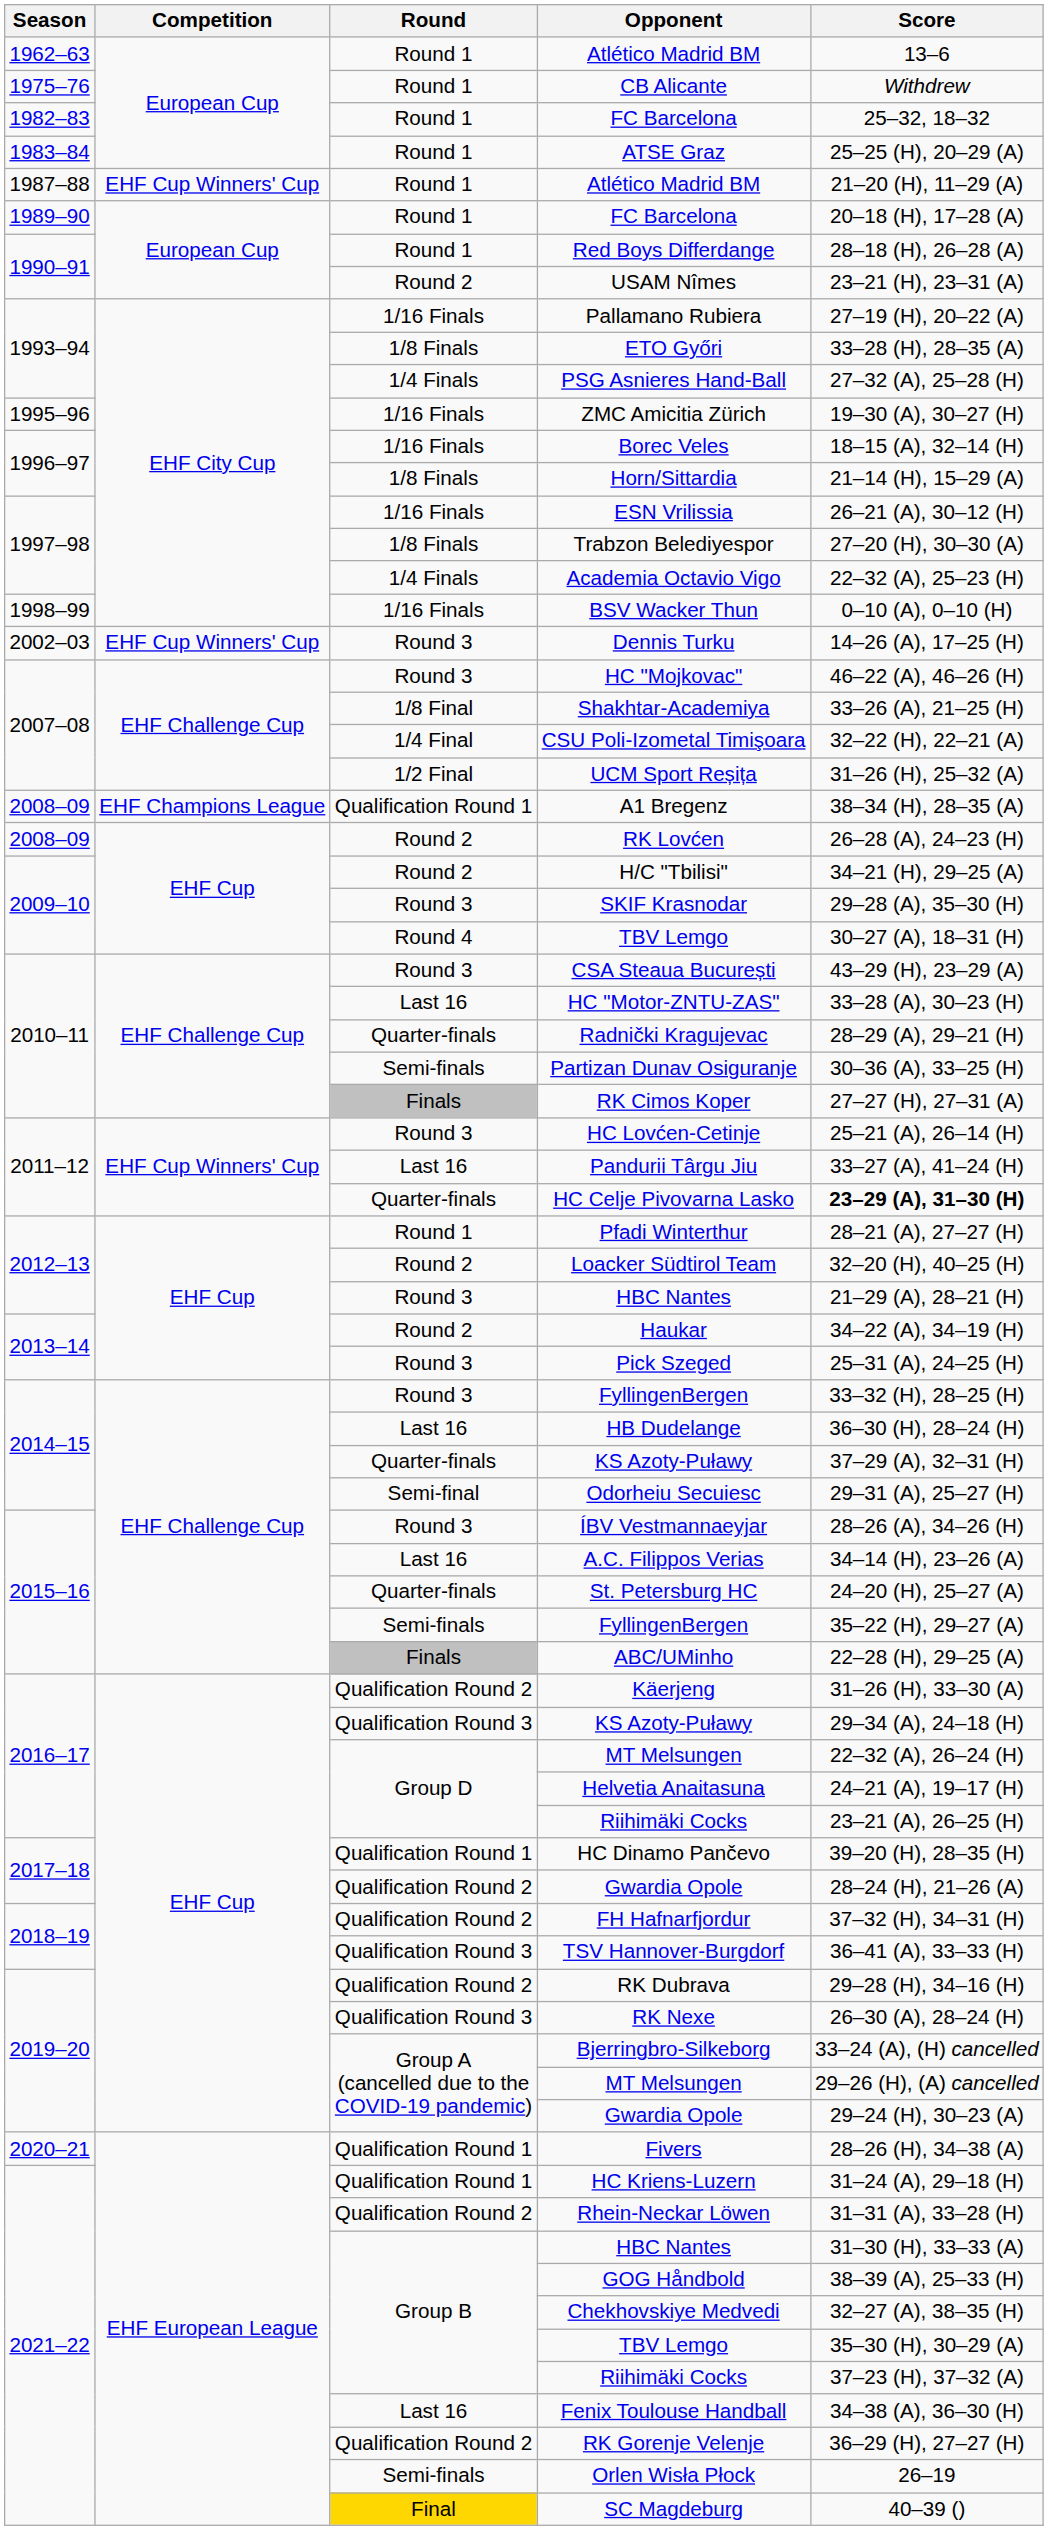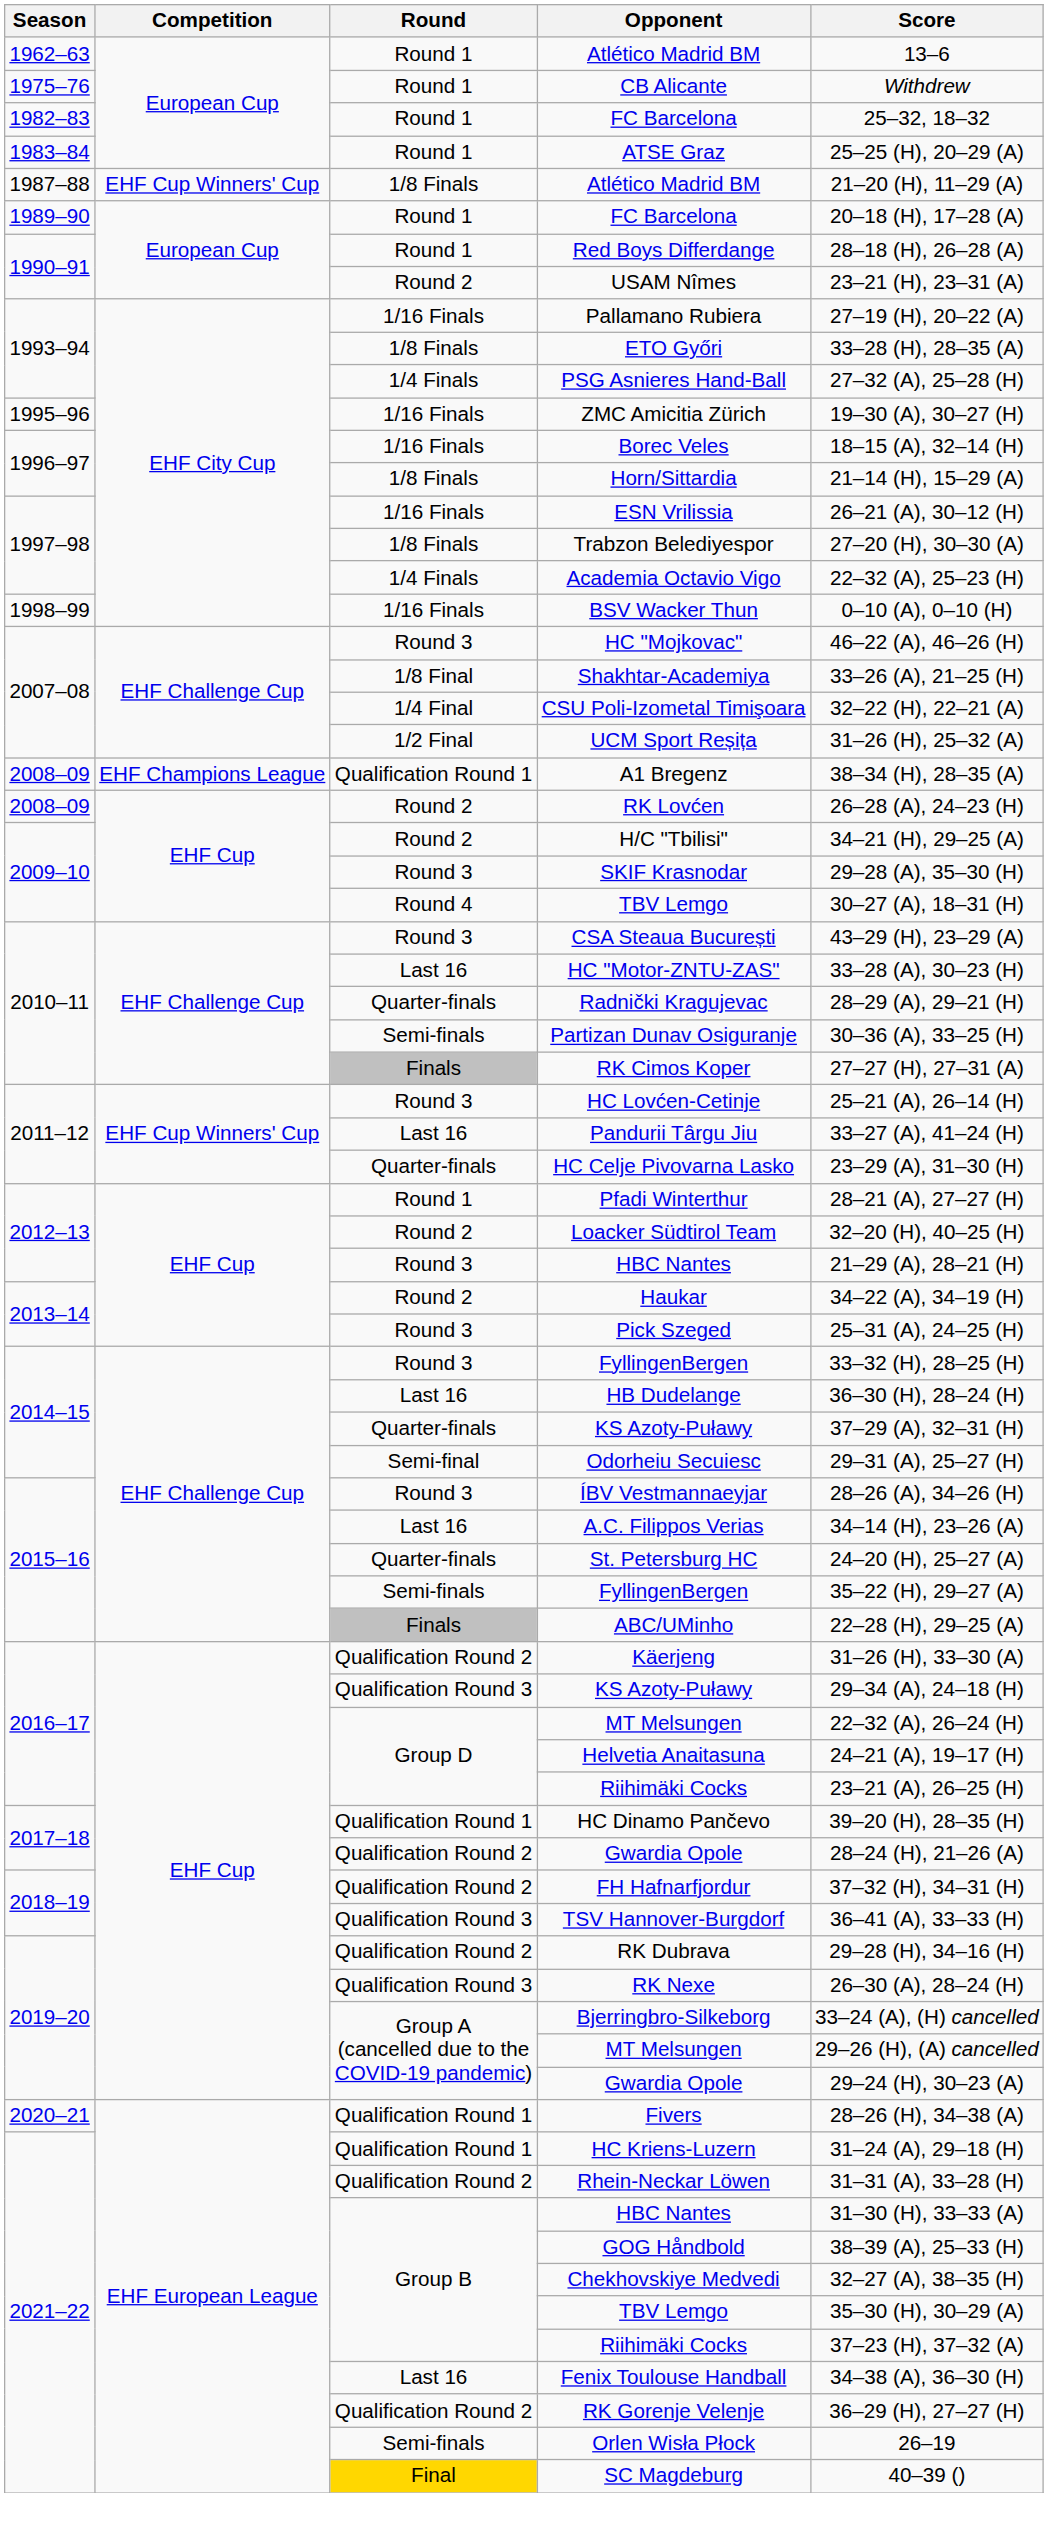(433, 184) Round 1 -> (433, 184) 1/8 Finals
- row: (50, 642)
(927, 1199) bold -> (927, 1166) normal
